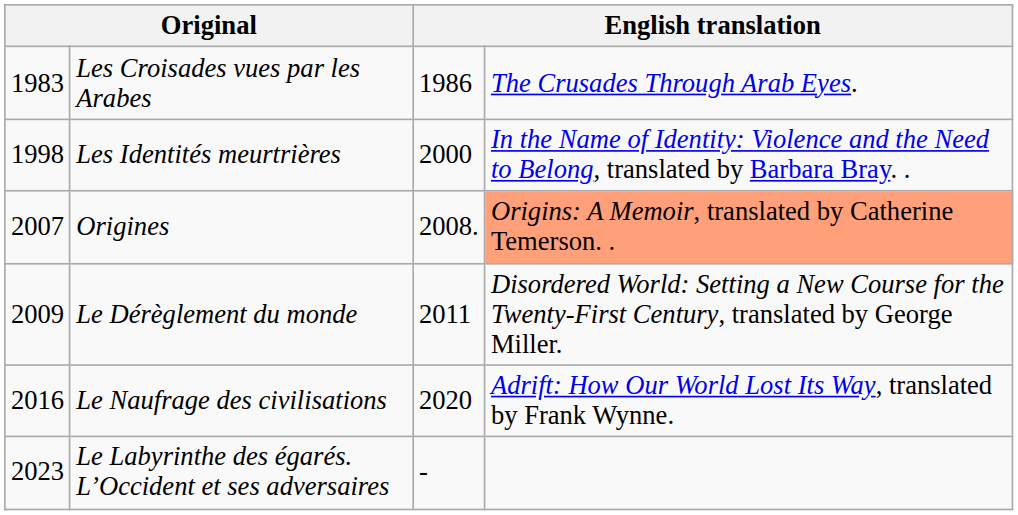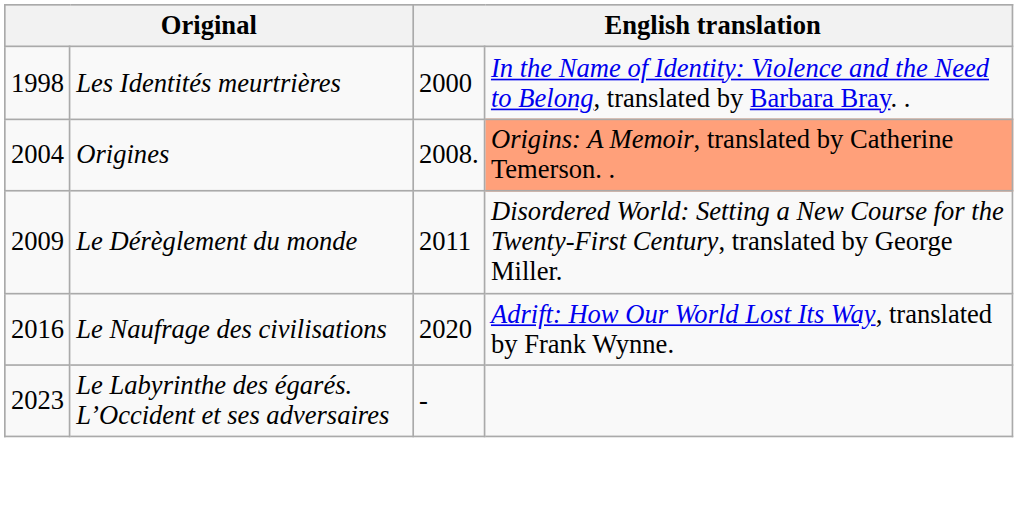- row: (218, 82)
(38, 226) 2007 -> (38, 154) 2004
